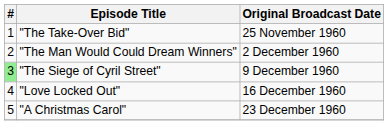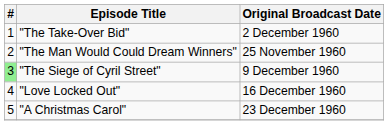(294, 33) 25 November 1960 -> (291, 33) 2 December 1960
(291, 52) 2 December 1960 -> (294, 52) 25 November 1960
